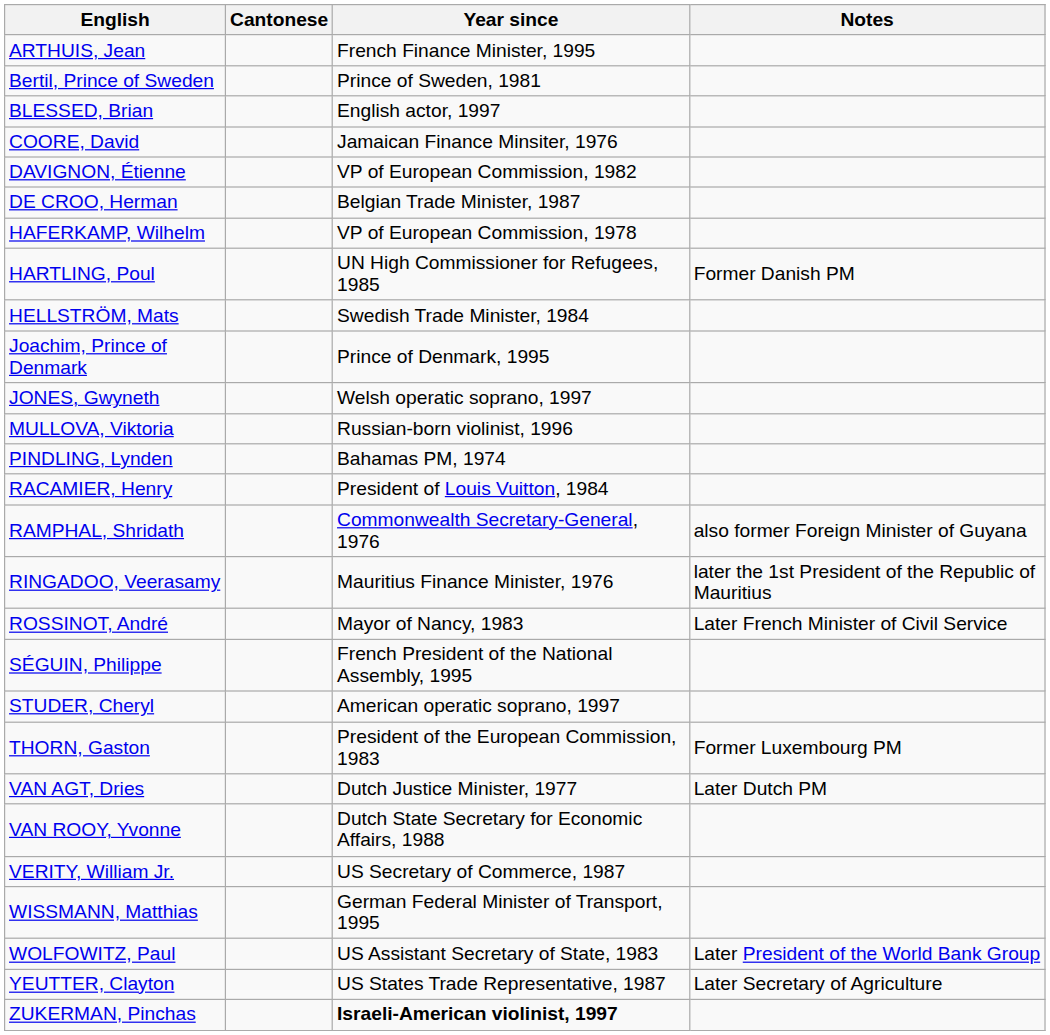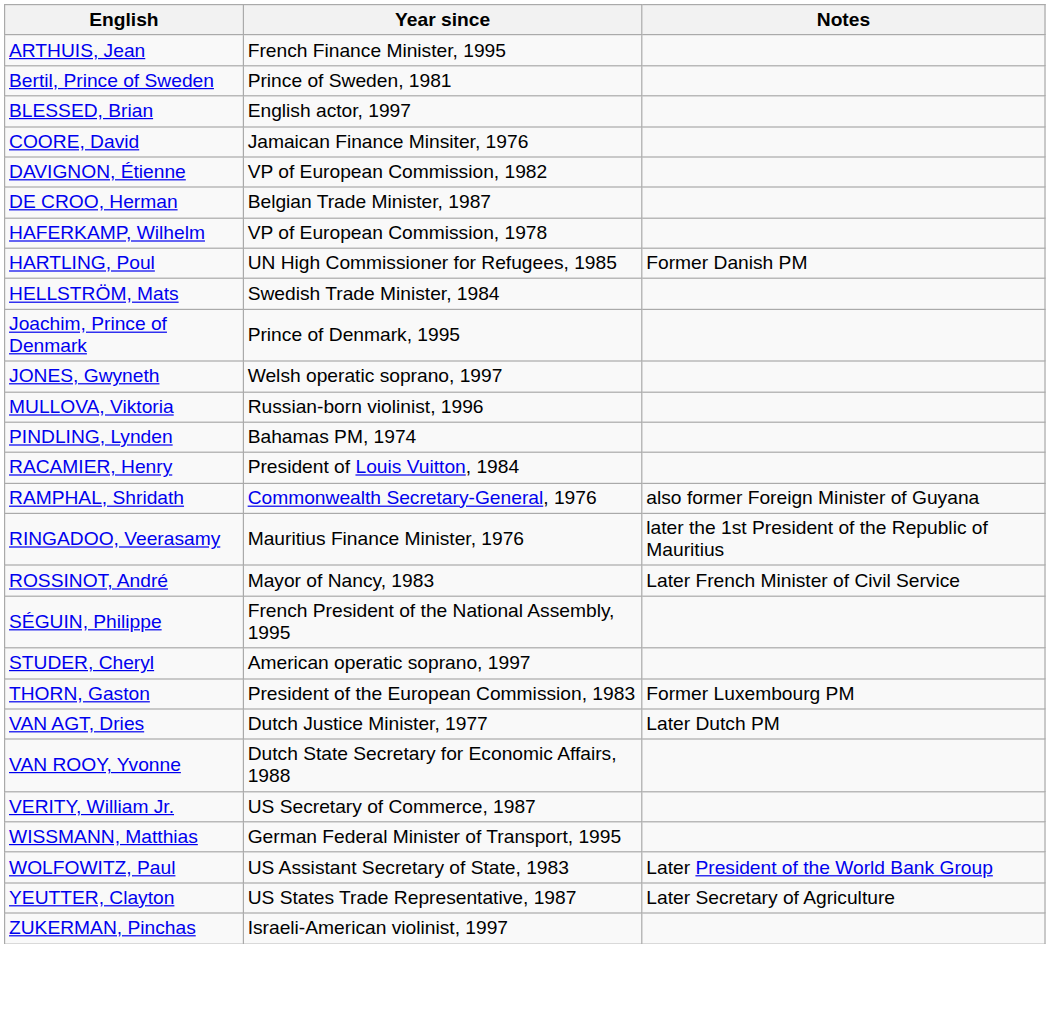- column: (279, 19)
(477, 1014) bold -> (378, 928) normal
